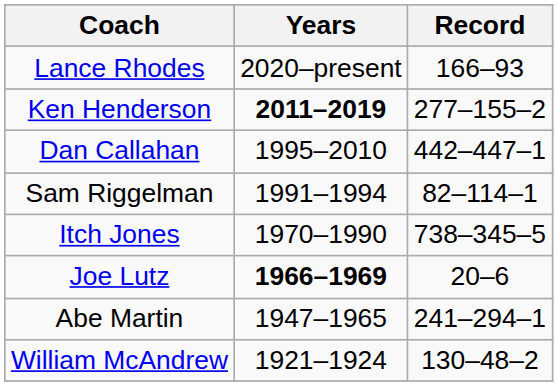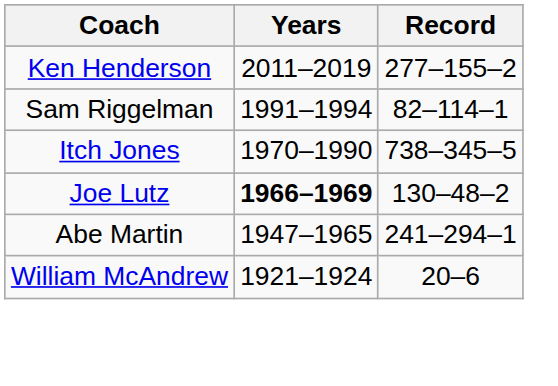- row: (119, 67)
(321, 109) bold -> (306, 67) normal
- row: (119, 151)
(480, 276) 20–6 -> (451, 192) 130–48–2
(480, 360) 130–48–2 -> (451, 276) 20–6
